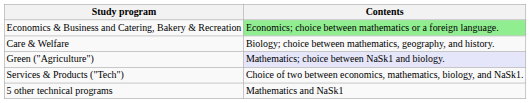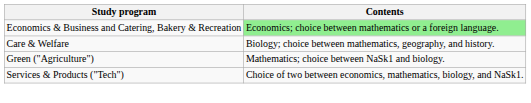(345, 59) lavender background -> (345, 59) no background
- row: (60, 91)
